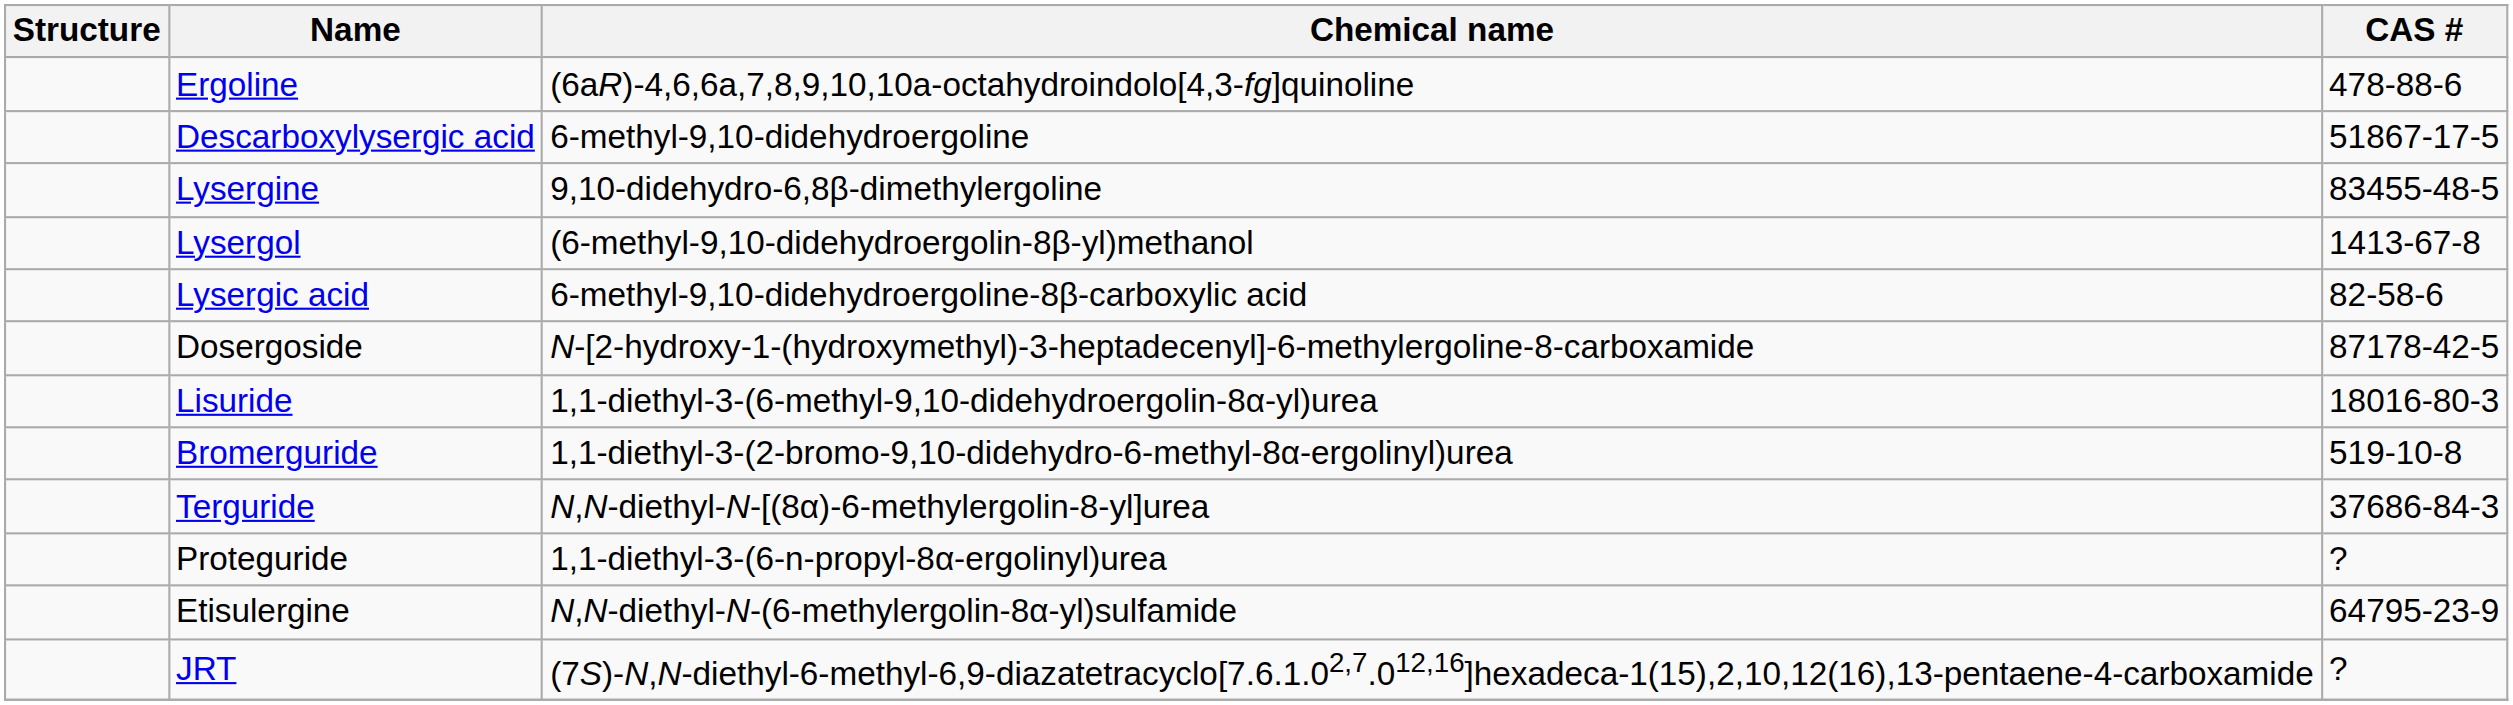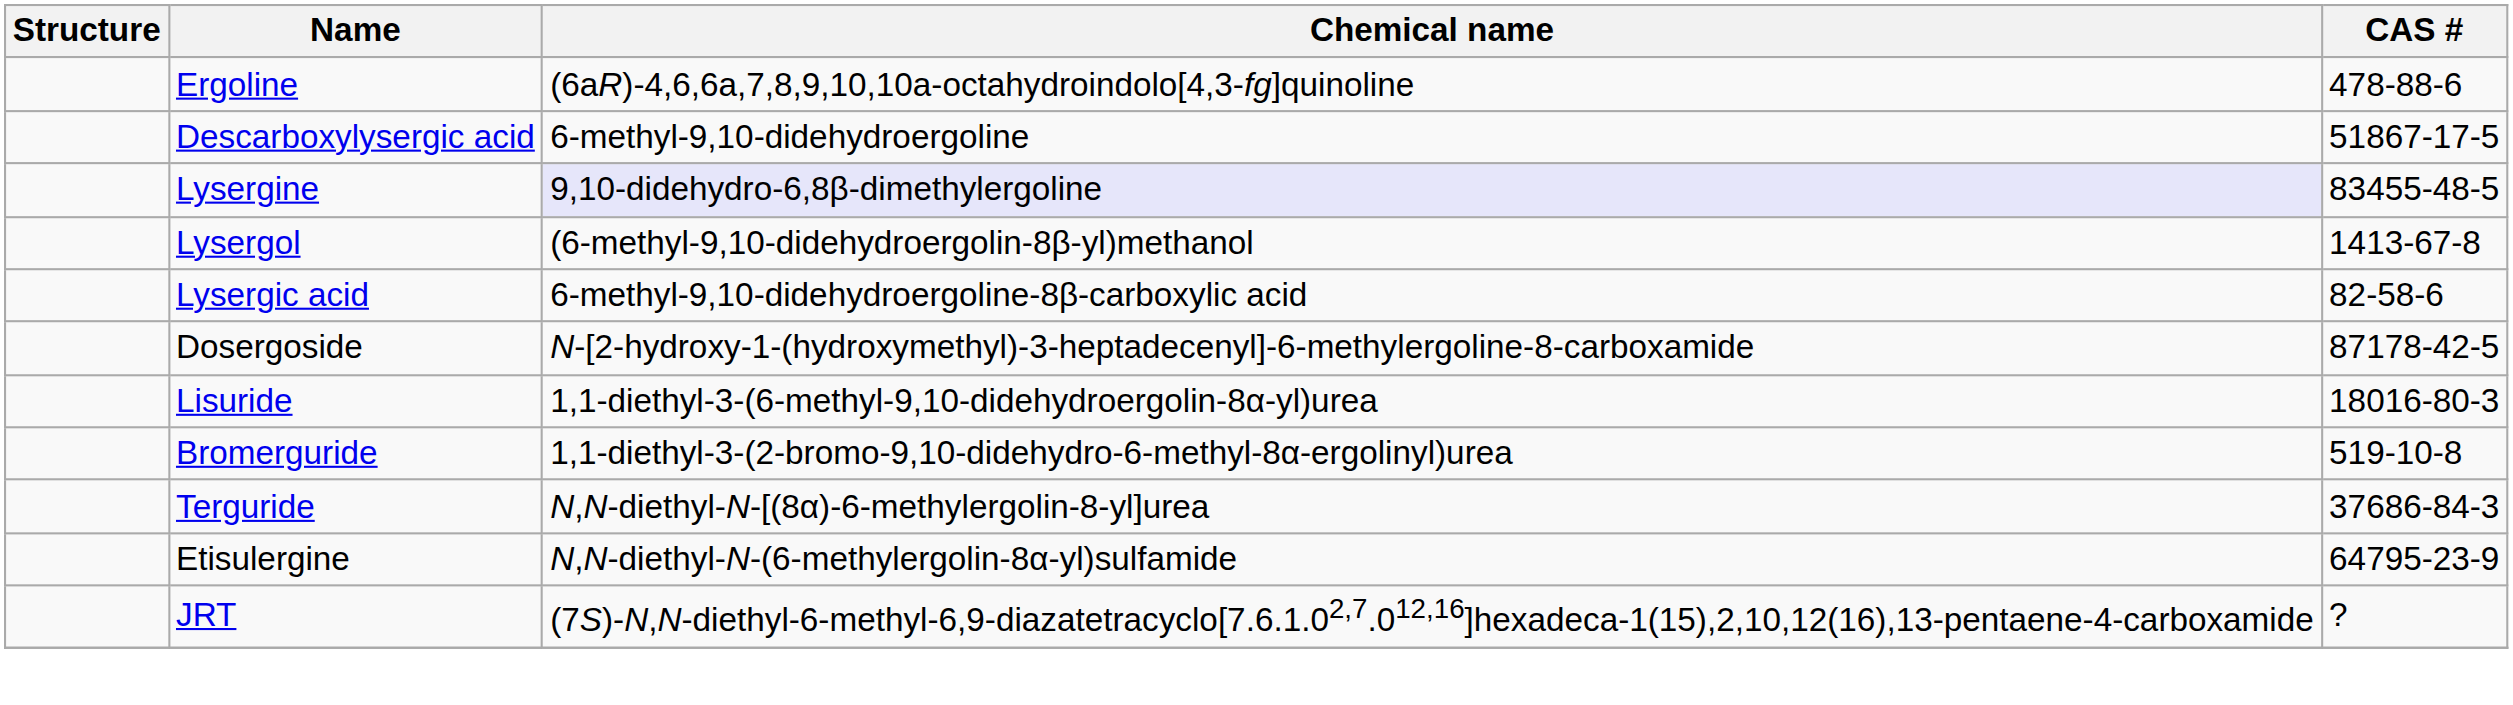(826, 189) no background -> (826, 189) lavender background
- row: (262, 558)
